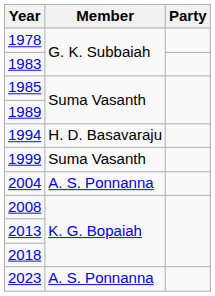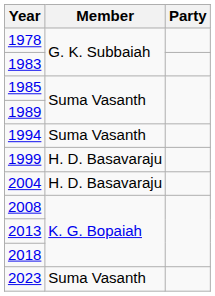(105, 135) H. D. Basavaraju -> (97, 135) Suma Vasanth
(97, 159) Suma Vasanth -> (105, 159) H. D. Basavaraju
(101, 183) A. S. Ponnanna -> (105, 183) H. D. Basavaraju
(101, 278) A. S. Ponnanna -> (97, 278) Suma Vasanth
